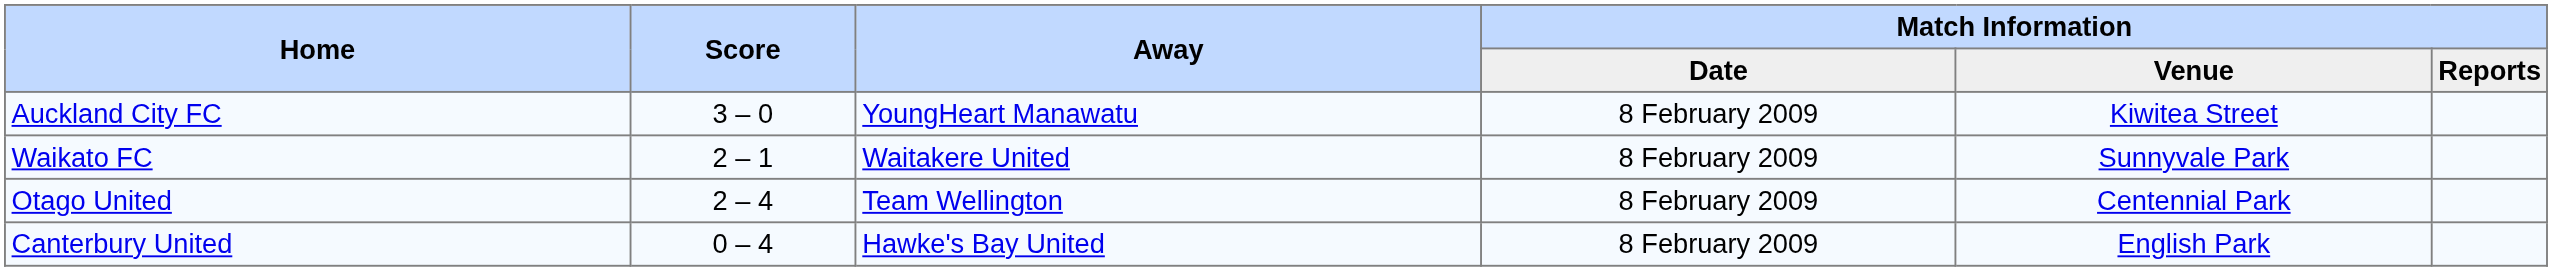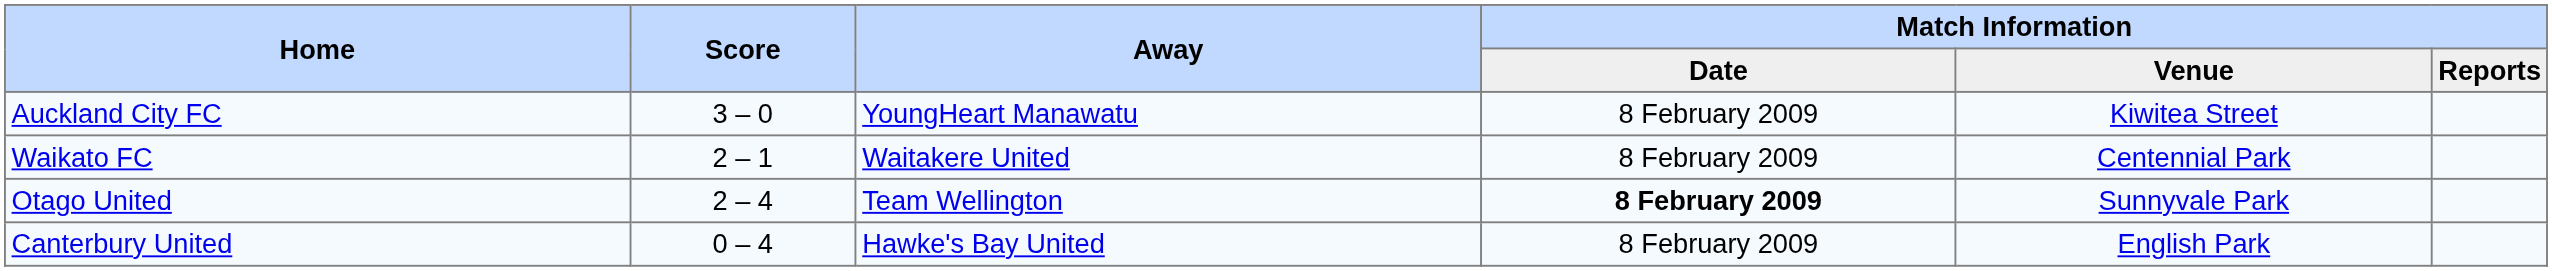(2194, 157) Sunnyvale Park -> (2194, 157) Centennial Park
(1718, 201) normal -> (1718, 201) bold
(2194, 201) Centennial Park -> (2194, 201) Sunnyvale Park
